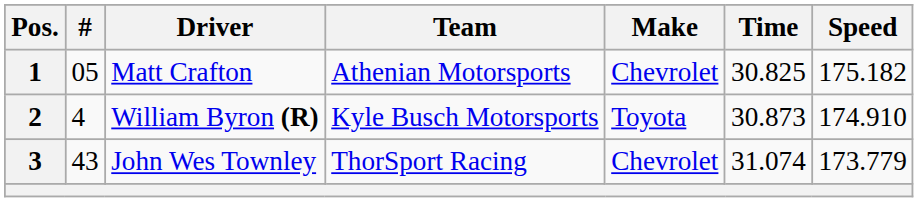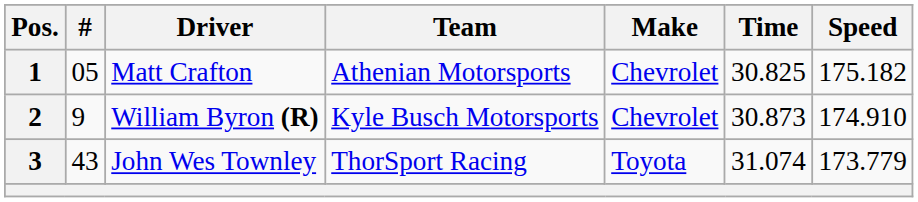(78, 116) 4 -> (78, 116) 9
(649, 116) Toyota -> (665, 116) Chevrolet
(665, 161) Chevrolet -> (649, 161) Toyota
